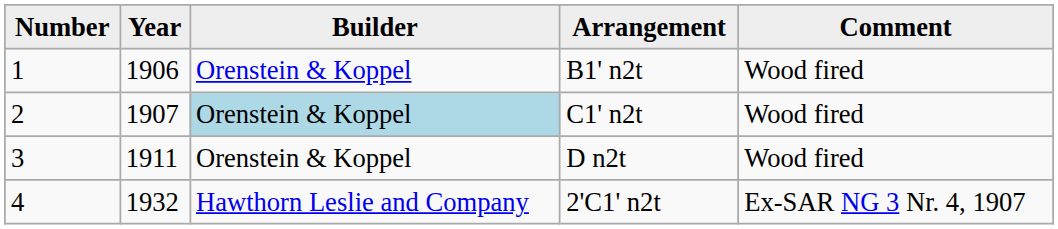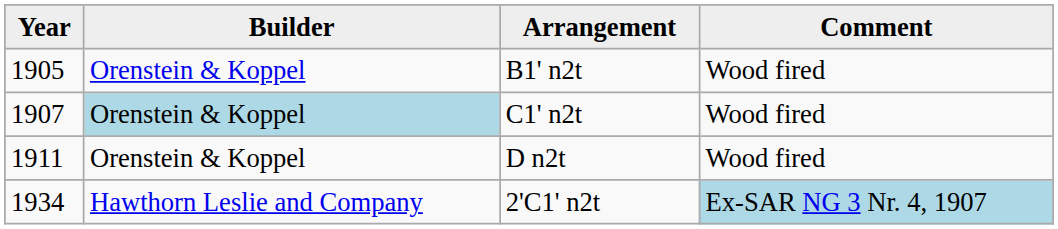- column: (62, 26)
(152, 70) 1906 -> (38, 70) 1905
(152, 202) 1932 -> (38, 202) 1934
(885, 202) no background -> (846, 202) lightblue background
